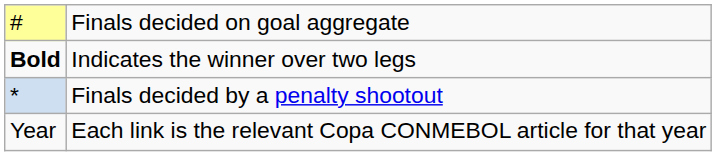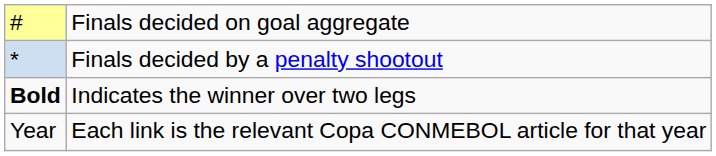rows swapped: (14, 95) <-> (35, 58)
